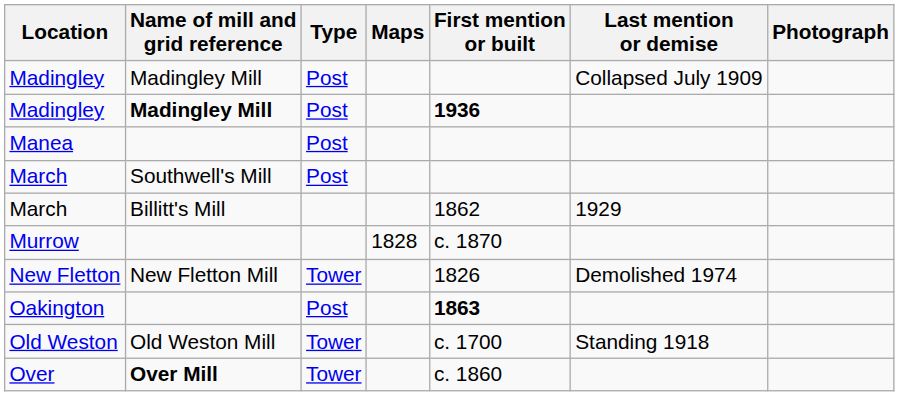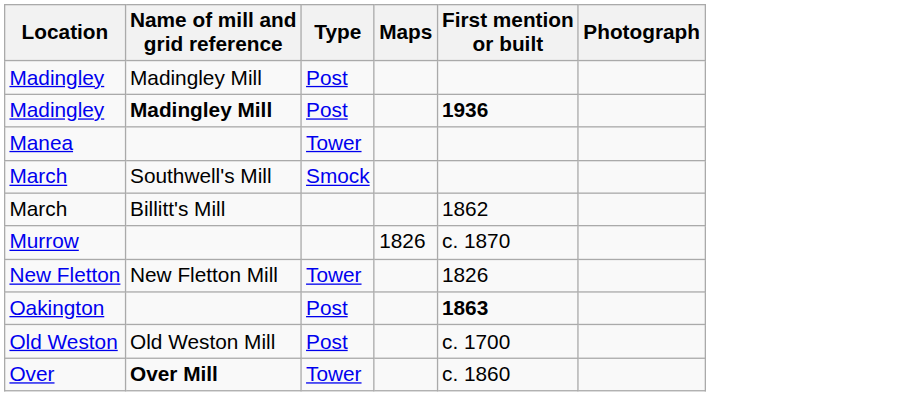- column: (669, 32)
(327, 143) Post -> (334, 143) Tower
(327, 176) Post -> (338, 176) Smock
(394, 242) 1828 -> (402, 242) 1826
(334, 341) Tower -> (327, 341) Post
